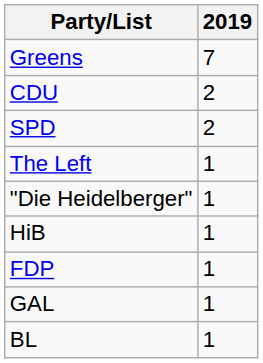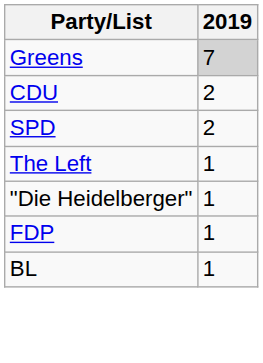(209, 57) no background -> (209, 57) lightgrey background
- row: (28, 233)
- row: (32, 304)
